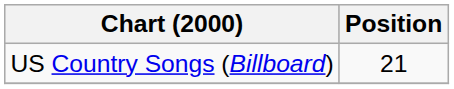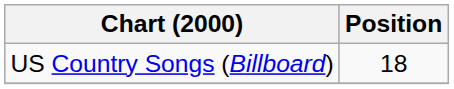(394, 63) 21 -> (394, 63) 18
